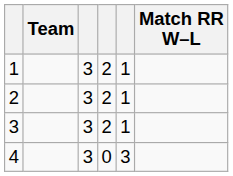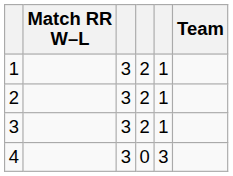columns swapped: (51, 29) <-> (181, 29)
